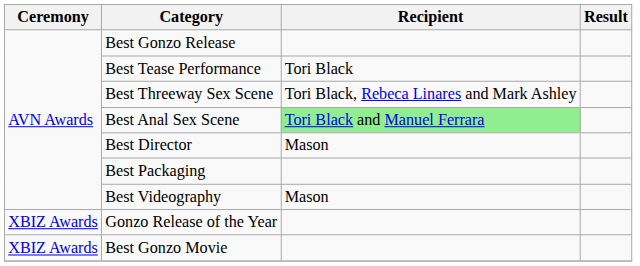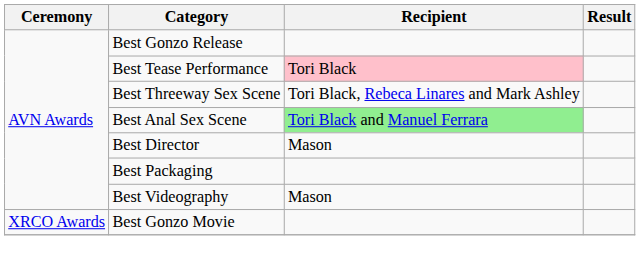(319, 68) no background -> (322, 68) pink background
- row: (191, 222)
(53, 247) XBIZ Awards -> (57, 222) XRCO Awards
